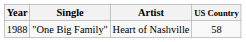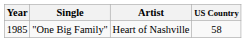(17, 29) 1988 -> (17, 29) 1985
